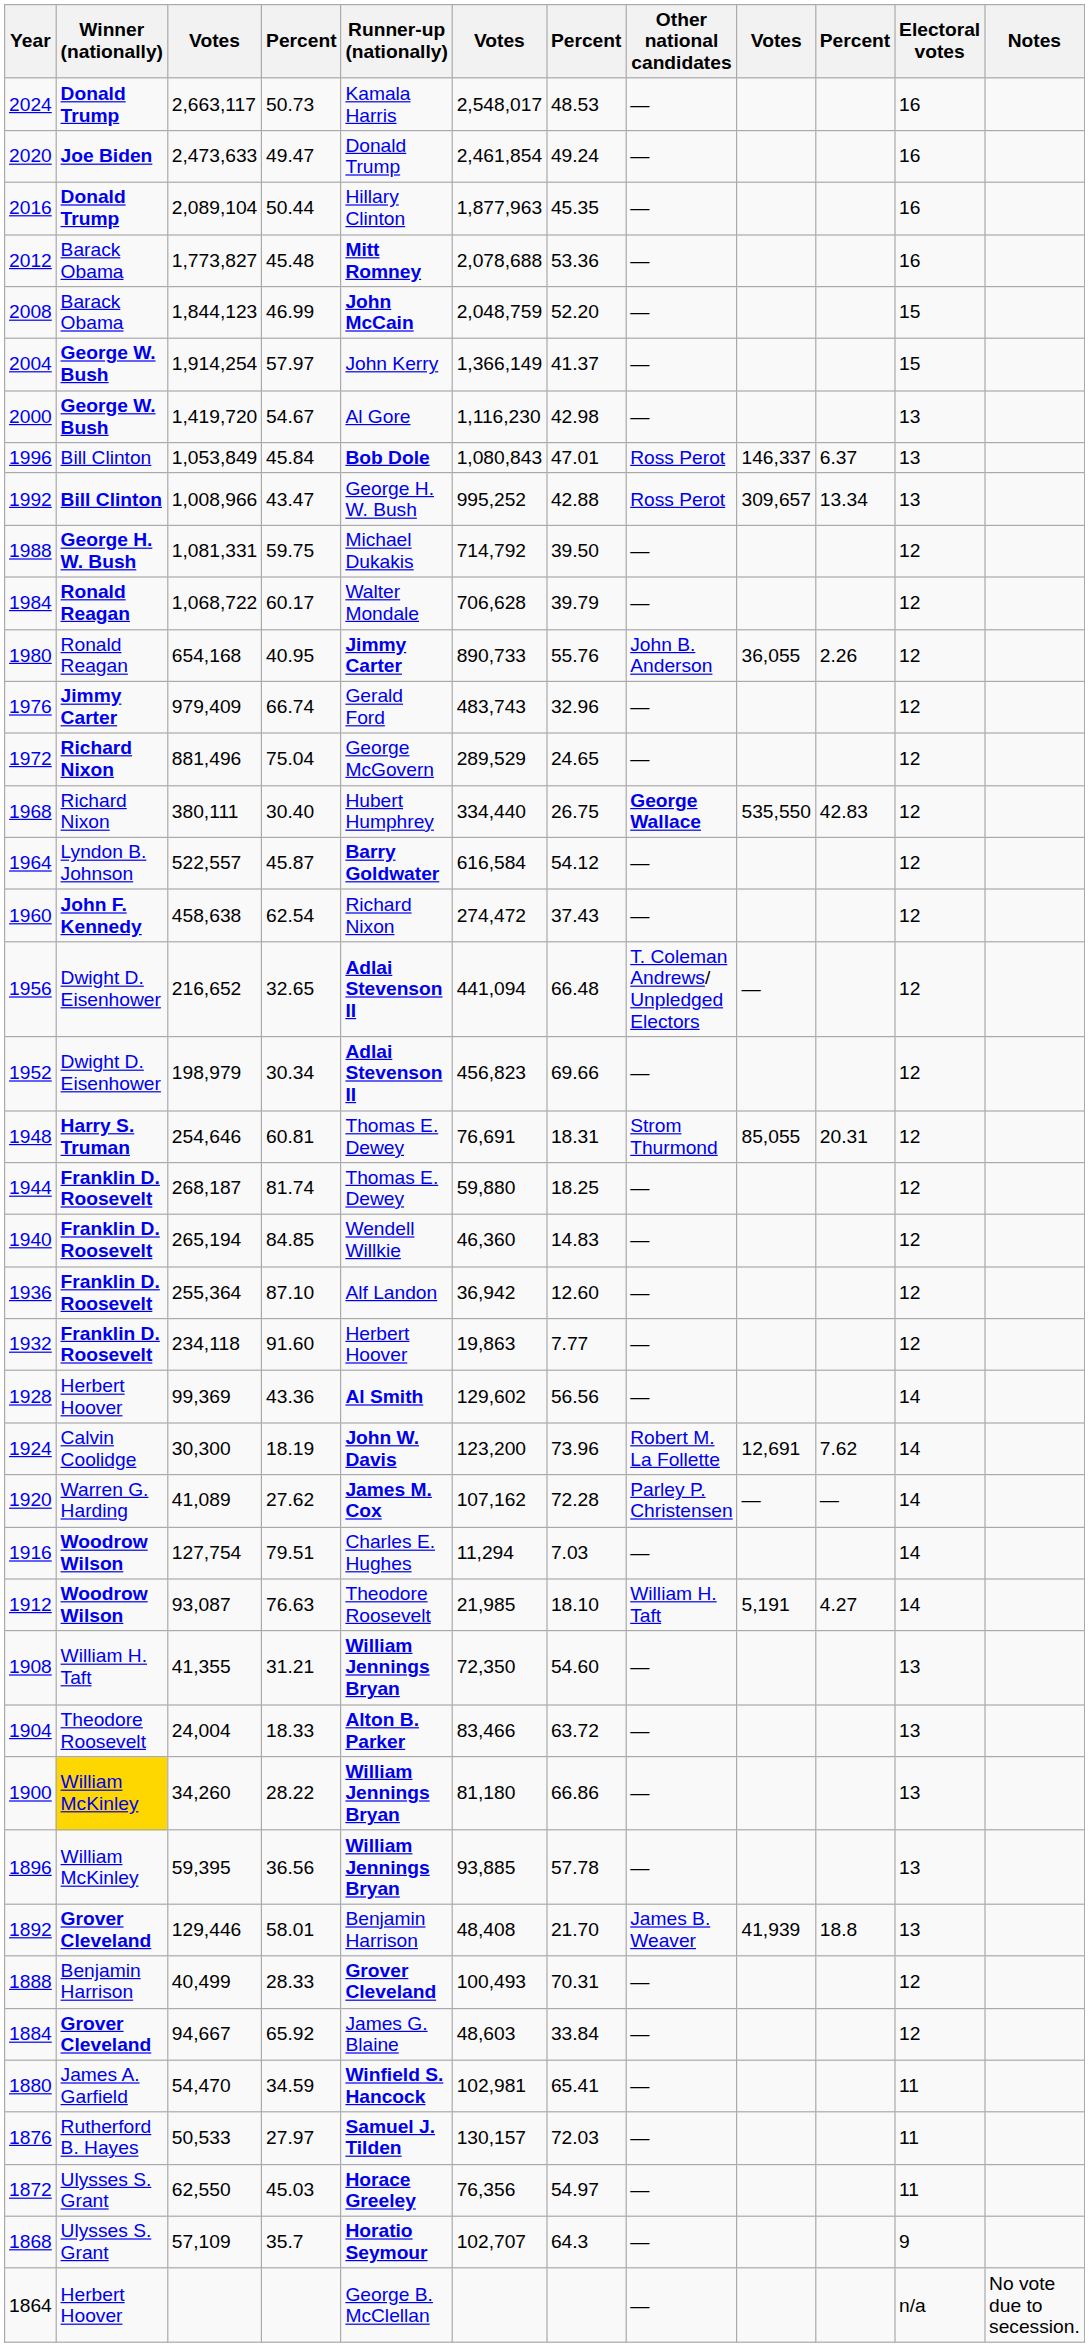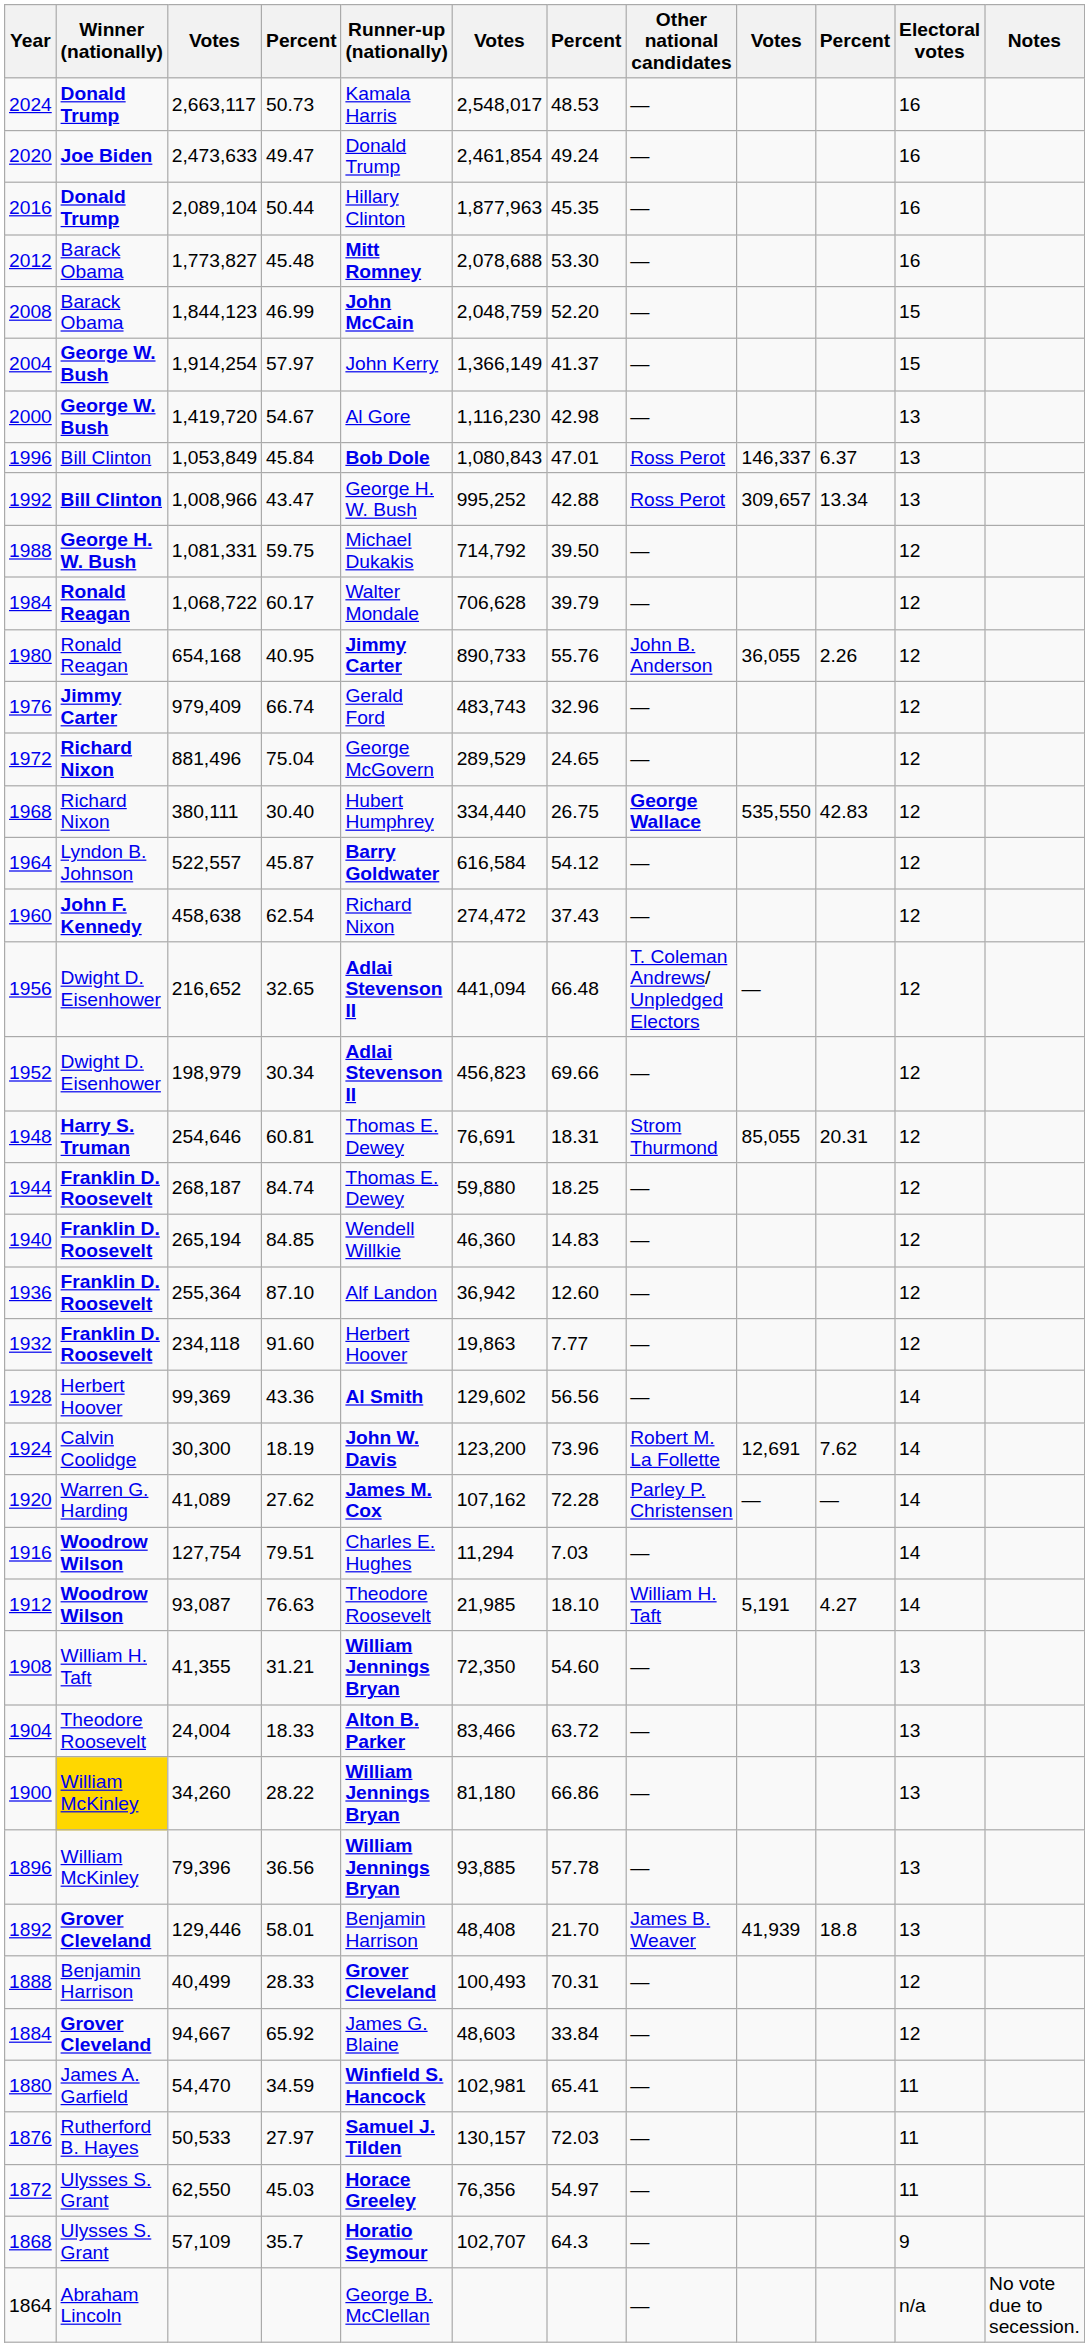(575, 260) 53.36 -> (575, 260) 53.30
(290, 1188) 81.74 -> (290, 1188) 84.74
(201, 1866) 59,395 -> (201, 1866) 79,396
(93, 2304) Herbert Hoover -> (100, 2304) Abraham Lincoln
